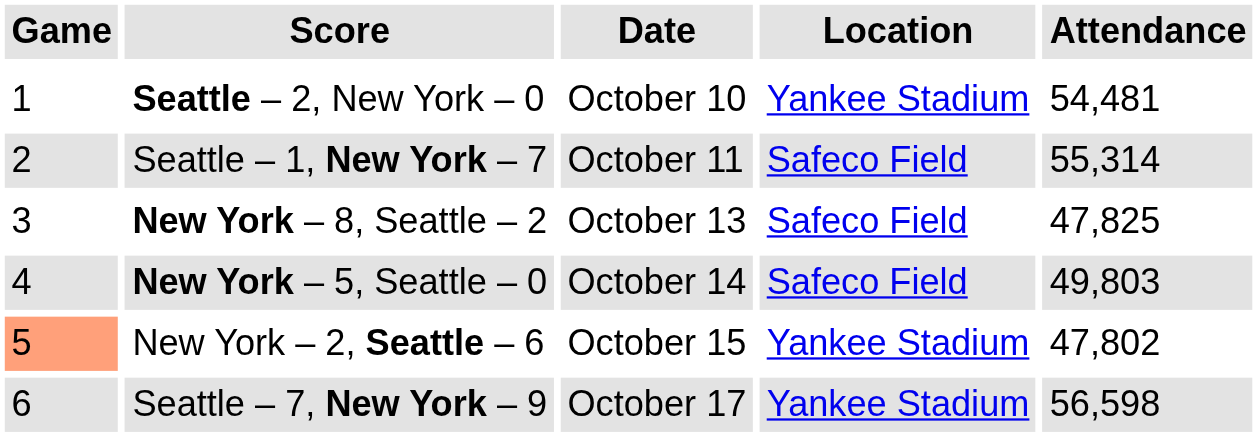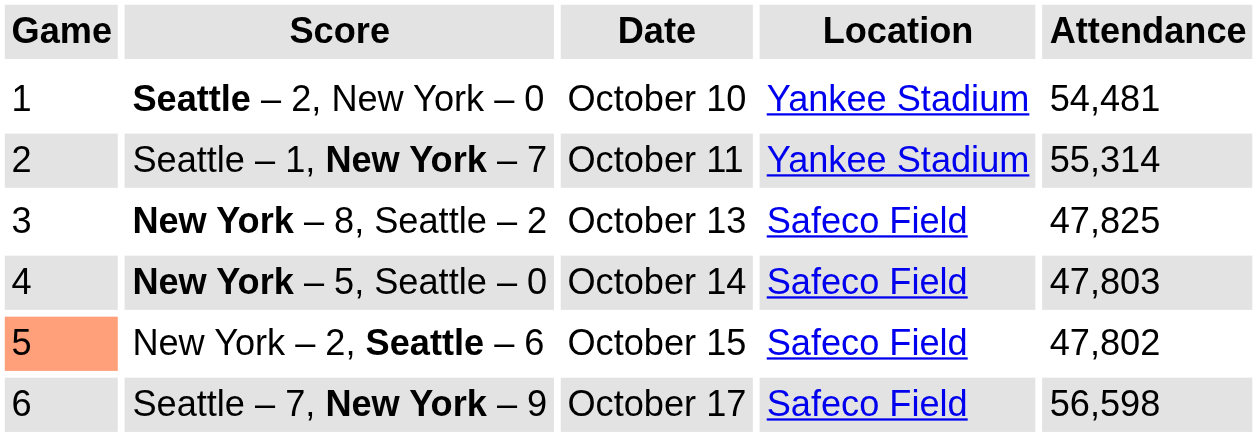(867, 160) Safeco Field -> (898, 160) Yankee Stadium
(1105, 282) 49,803 -> (1105, 282) 47,803
(898, 343) Yankee Stadium -> (867, 343) Safeco Field
(898, 404) Yankee Stadium -> (867, 404) Safeco Field
